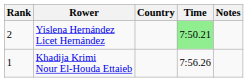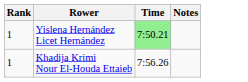- column: (156, 12)
(9, 35) 2 -> (9, 35) 1
